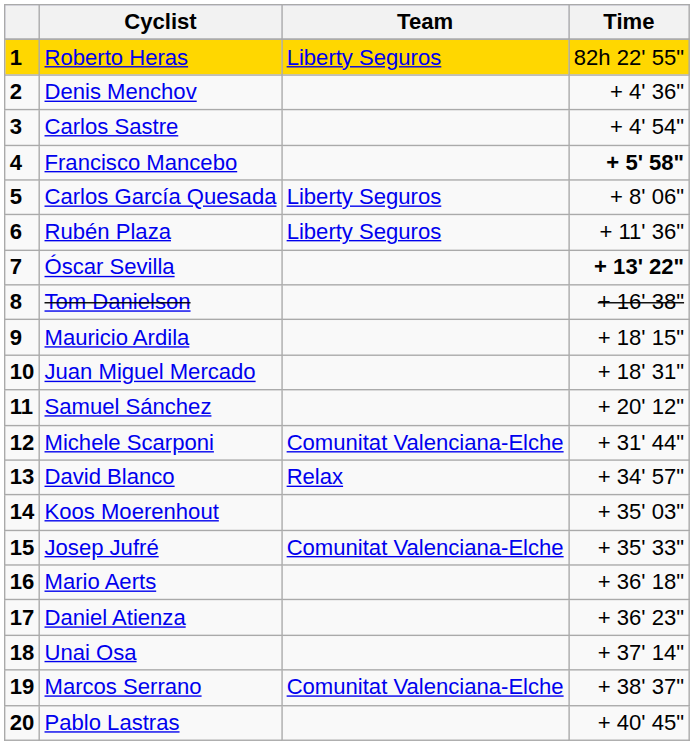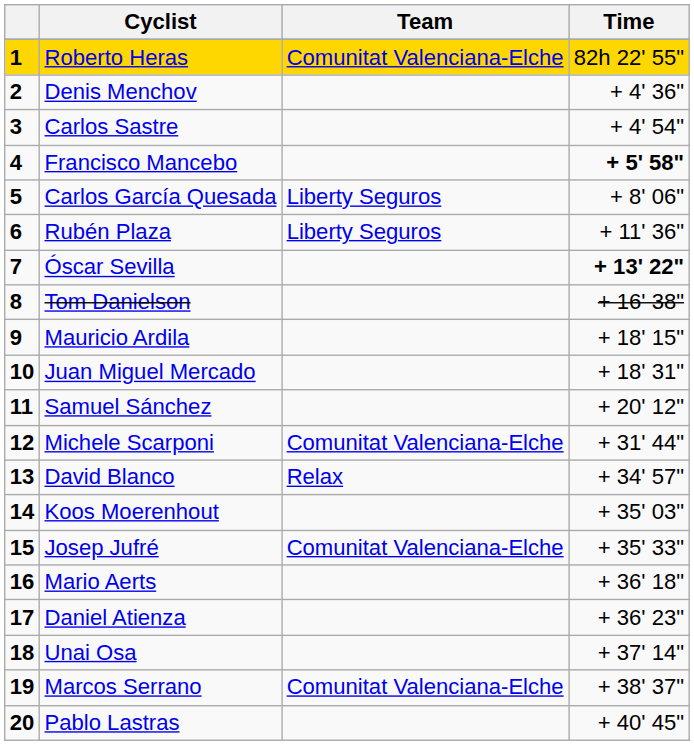(364, 57) Liberty Seguros -> (425, 57) Comunitat Valenciana-Elche
